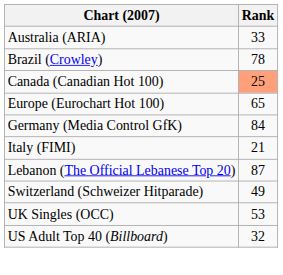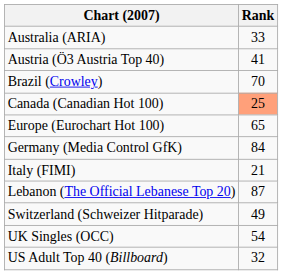+ row: (86, 59)
(258, 59) 78 -> (258, 81) 70
(258, 214) 53 -> (258, 236) 54
